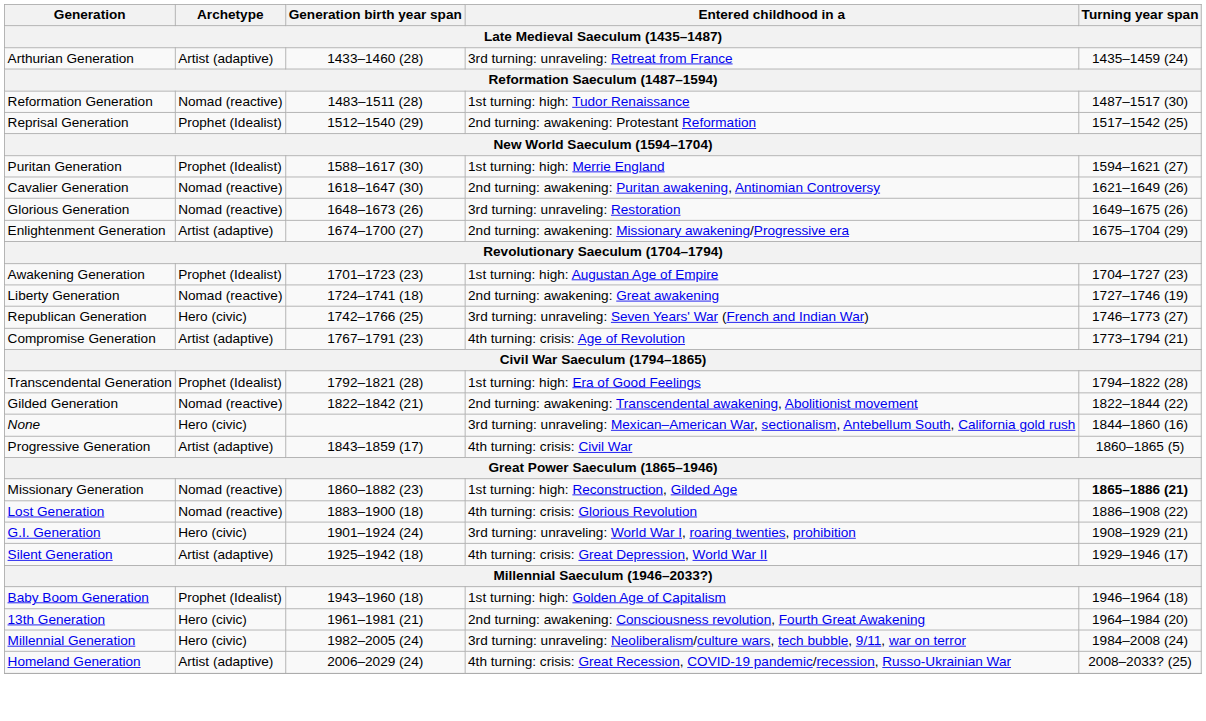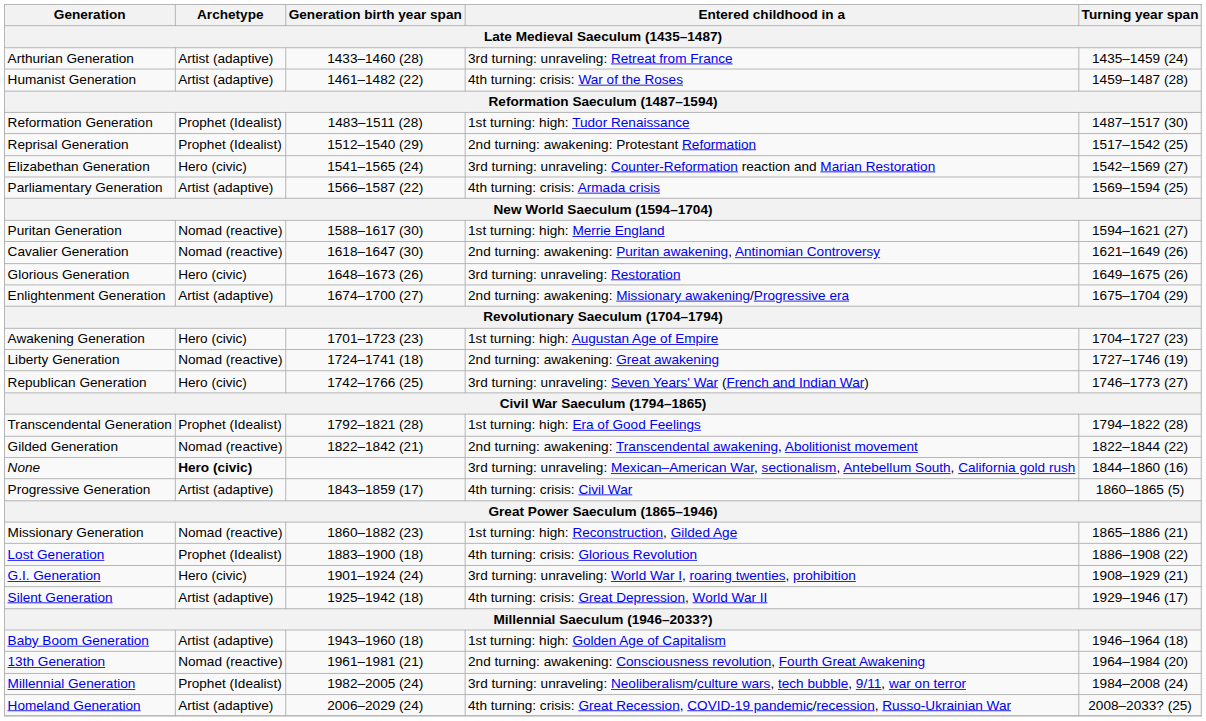+ row: (72, 79)
(230, 101) Nomad (reactive) -> (230, 123) Prophet (Idealist)
+ row: (79, 166)
+ row: (85, 187)
(230, 166) Prophet (Idealist) -> (230, 230) Nomad (reactive)
(230, 209) Nomad (reactive) -> (213, 274) Hero (civic)
(230, 274) Prophet (Idealist) -> (213, 338) Hero (civic)
- row: (82, 338)
(213, 425) normal -> (215, 468) bold
(1140, 489) bold -> (1140, 532) normal
(230, 511) Nomad (reactive) -> (230, 554) Prophet (Idealist)
(230, 597) Prophet (Idealist) -> (226, 640) Artist (adaptive)
(213, 619) Hero (civic) -> (230, 662) Nomad (reactive)
(213, 640) Hero (civic) -> (230, 683) Prophet (Idealist)
